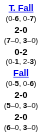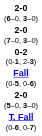rows swapped: (21, 122) <-> (21, 13)
